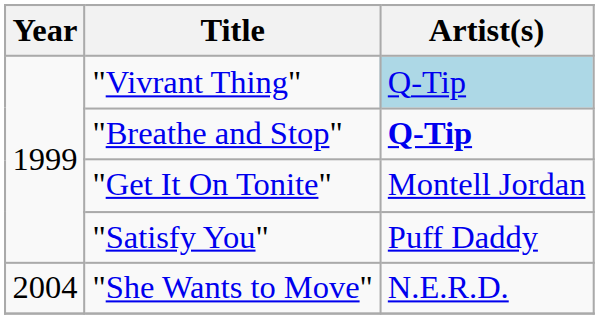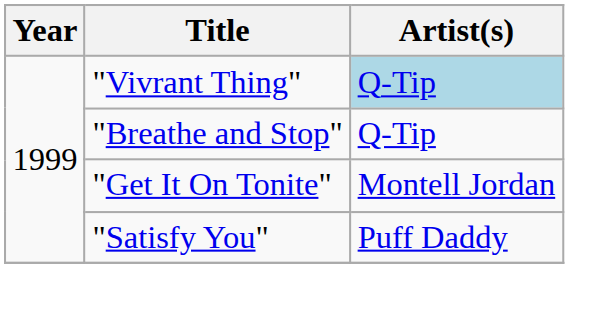(430, 133) bold -> (397, 133) normal
- row: (233, 287)
